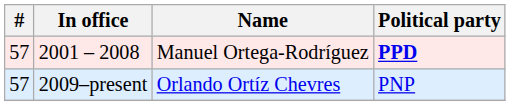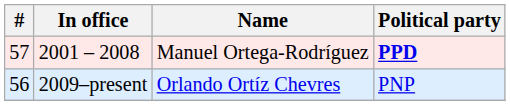(19, 84) 57 -> (19, 84) 56
